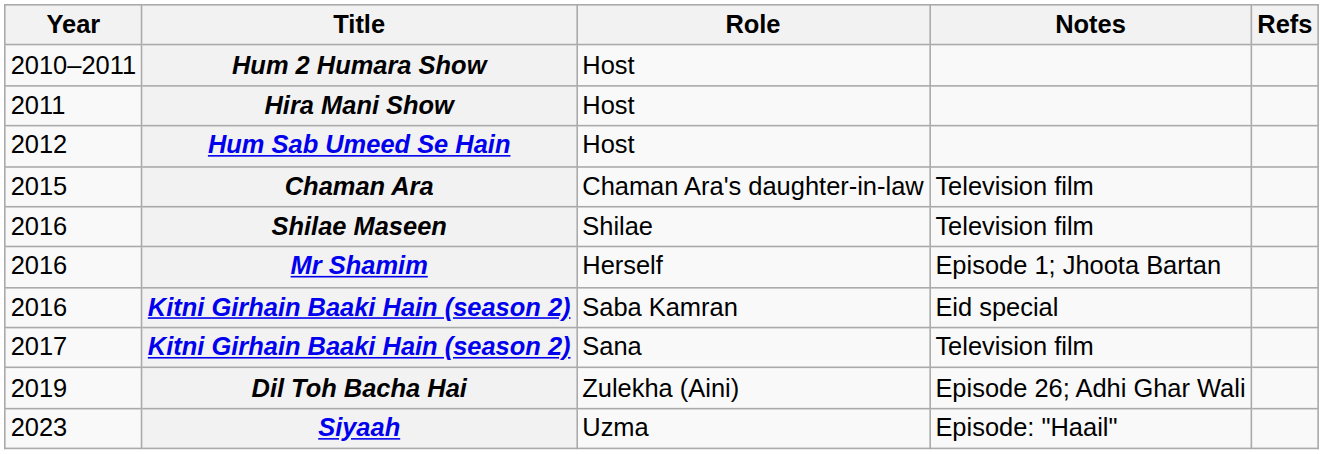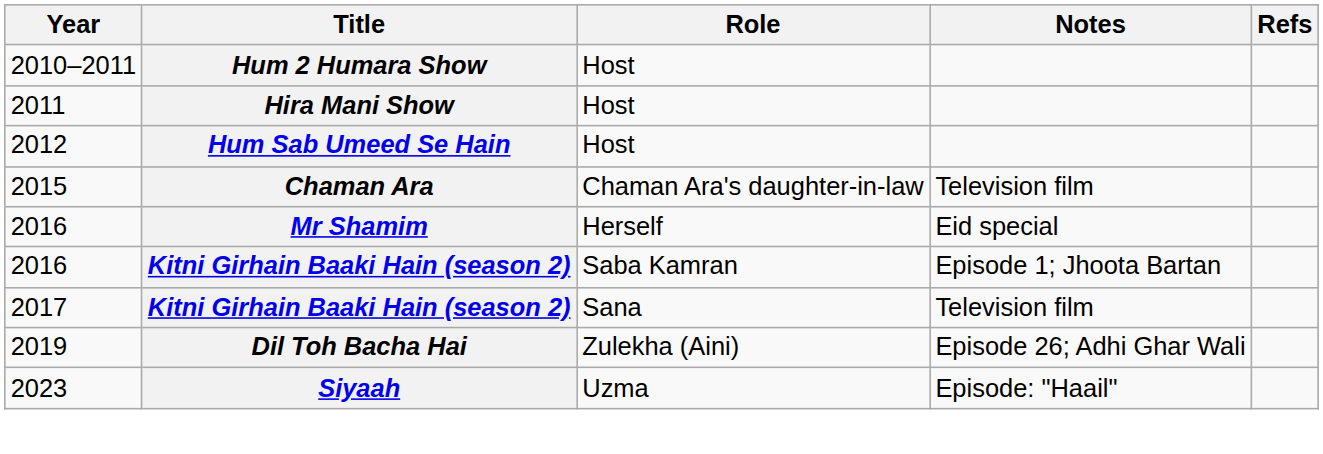- row: (39, 226)
(1078, 266) Episode 1; Jhoota Bartan -> (997, 226) Eid special
(997, 307) Eid special -> (1078, 266) Episode 1; Jhoota Bartan
